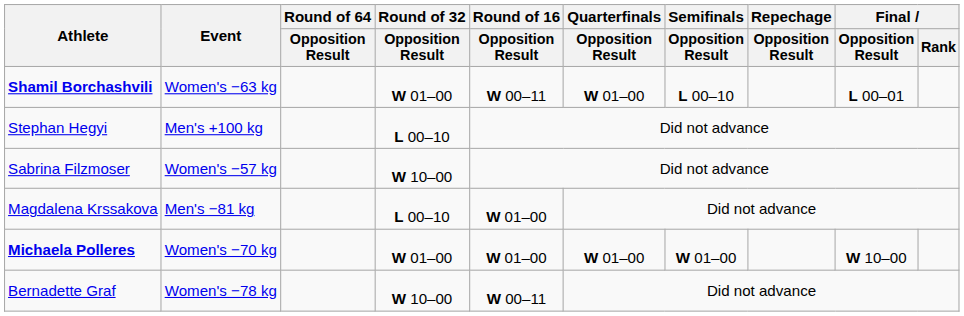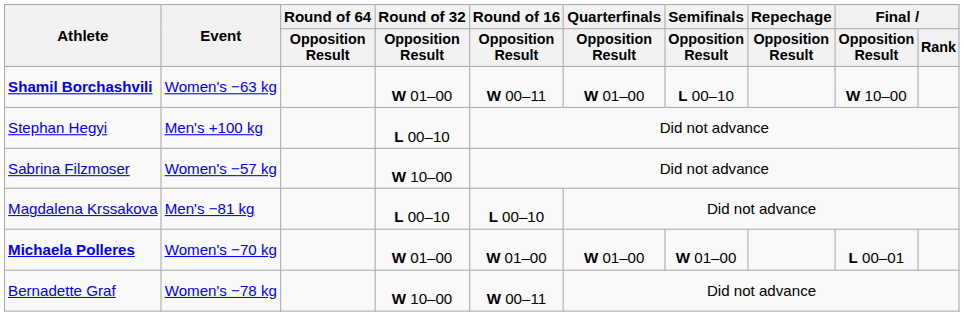(876, 96) L 00–01 -> (876, 96) W 10–00
(516, 218) W 01–00 -> (516, 218) L 00–10
(876, 259) W 10–00 -> (876, 259) L 00–01
